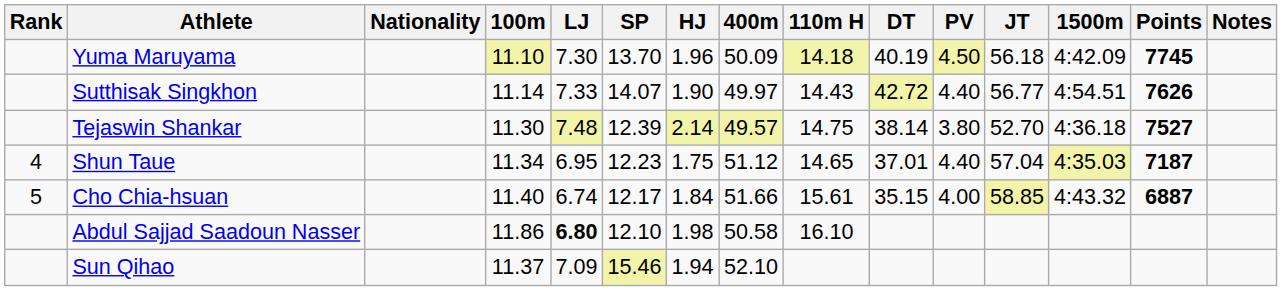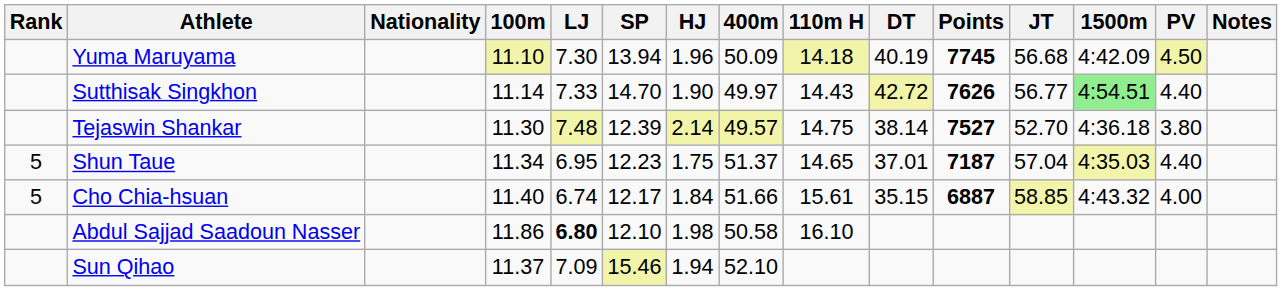columns swapped: (959, 21) <-> (1169, 21)
(635, 56) 13.70 -> (635, 56) 13.94
(1017, 56) 56.18 -> (1041, 56) 56.68
(635, 91) 14.07 -> (635, 91) 14.70
(1090, 91) no background -> (1114, 91) lightgreen background
(36, 161) 4 -> (36, 161) 5
(751, 161) 51.12 -> (751, 161) 51.37
